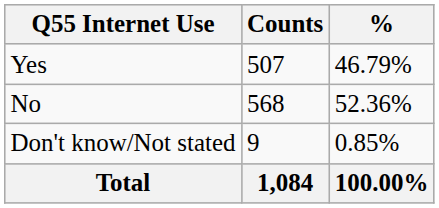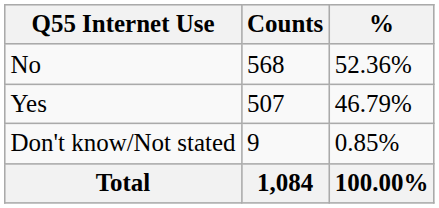rows swapped: (29, 63) <-> (26, 103)
